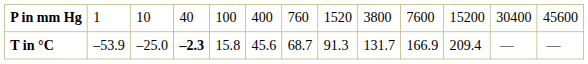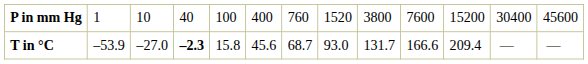(152, 45) –25.0 -> (152, 45) –27.0
(336, 45) 91.3 -> (336, 45) 93.0
(422, 45) 166.9 -> (422, 45) 166.6
